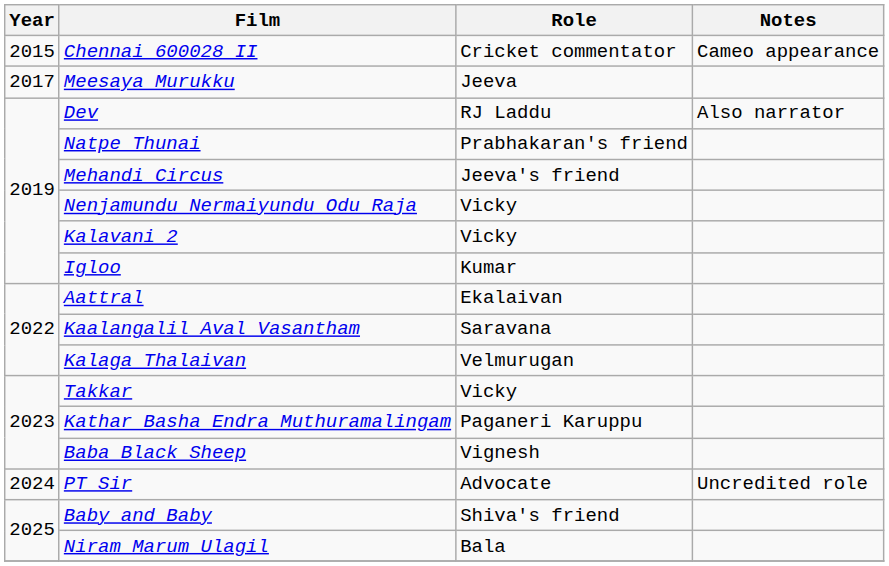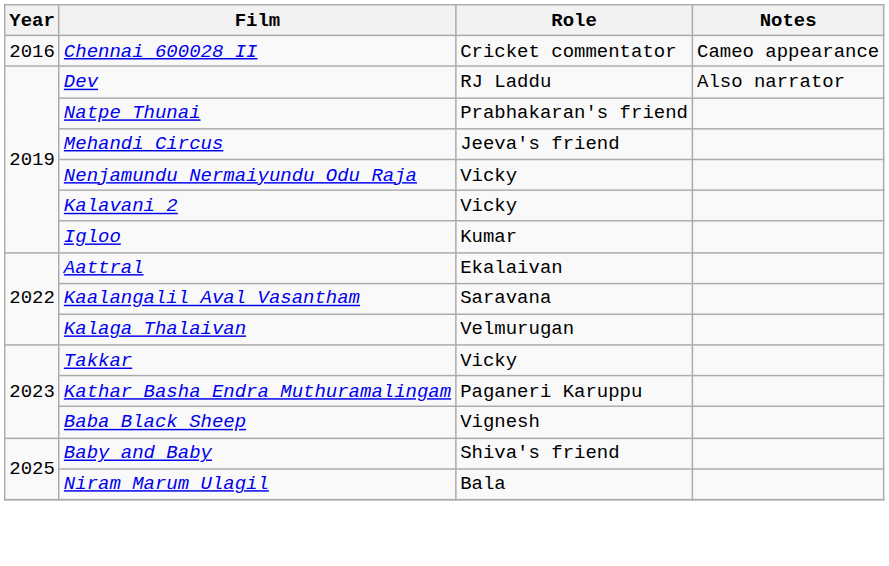(32, 51) 2015 -> (32, 51) 2016
- row: (149, 82)
- row: (98, 484)
